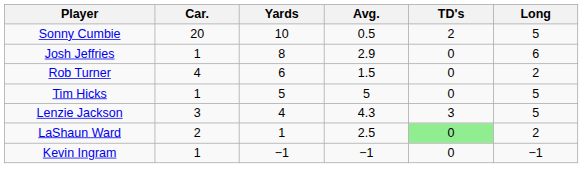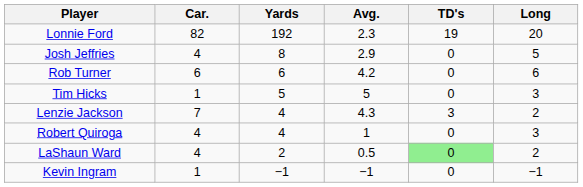+ row: (80, 34)
- row: (80, 34)
(197, 53) 1 -> (197, 53) 4
(536, 53) 6 -> (536, 53) 5
(197, 73) 4 -> (197, 73) 6
(366, 73) 1.5 -> (366, 73) 4.2
(536, 73) 2 -> (536, 73) 6
(536, 93) 5 -> (536, 93) 3
(197, 113) 3 -> (197, 113) 7
(536, 113) 5 -> (536, 113) 2
+ row: (80, 133)
(197, 133) 2 -> (197, 152) 4
(282, 133) 1 -> (282, 152) 2
(366, 133) 2.5 -> (366, 152) 0.5
